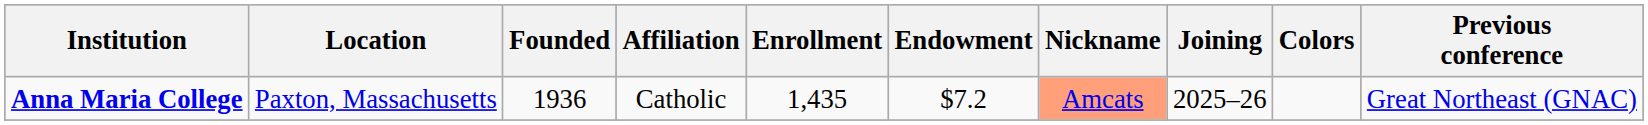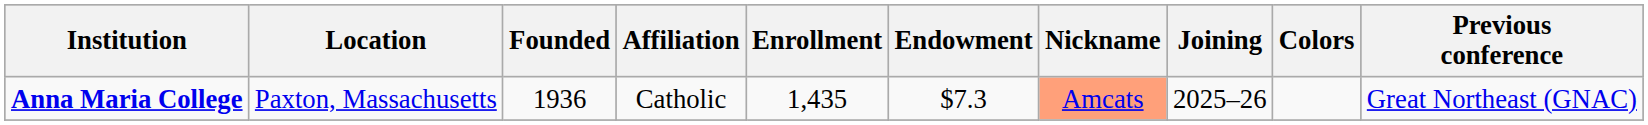(964, 98) $7.2 -> (964, 98) $7.3
